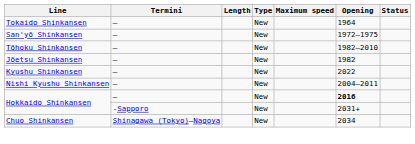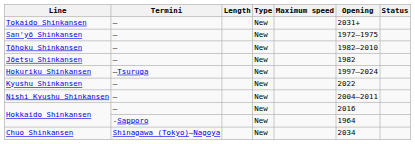(347, 23) 1964 -> (349, 23) 2031+
+ row: (49, 72)
(347, 96) bold -> (347, 109) normal
(349, 109) 2031+ -> (347, 121) 1964
